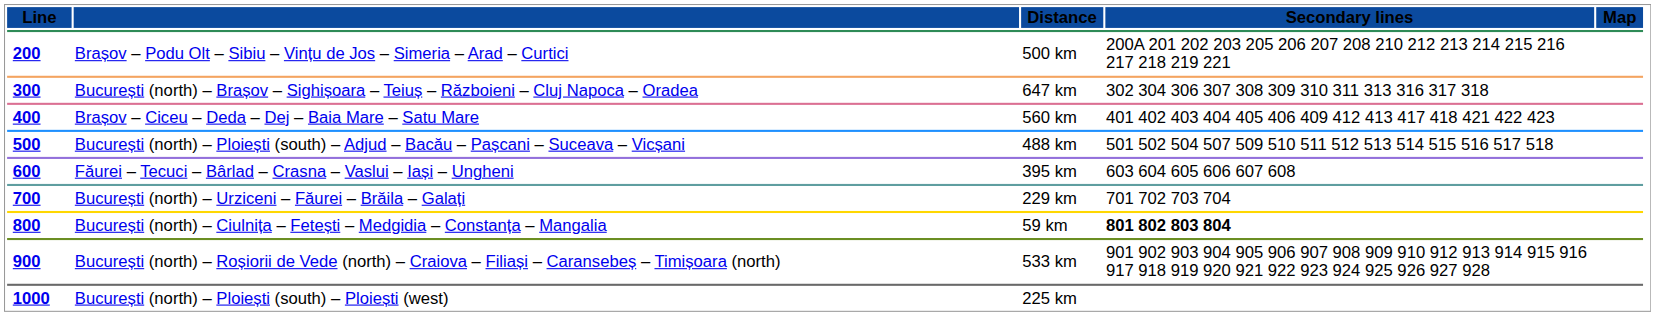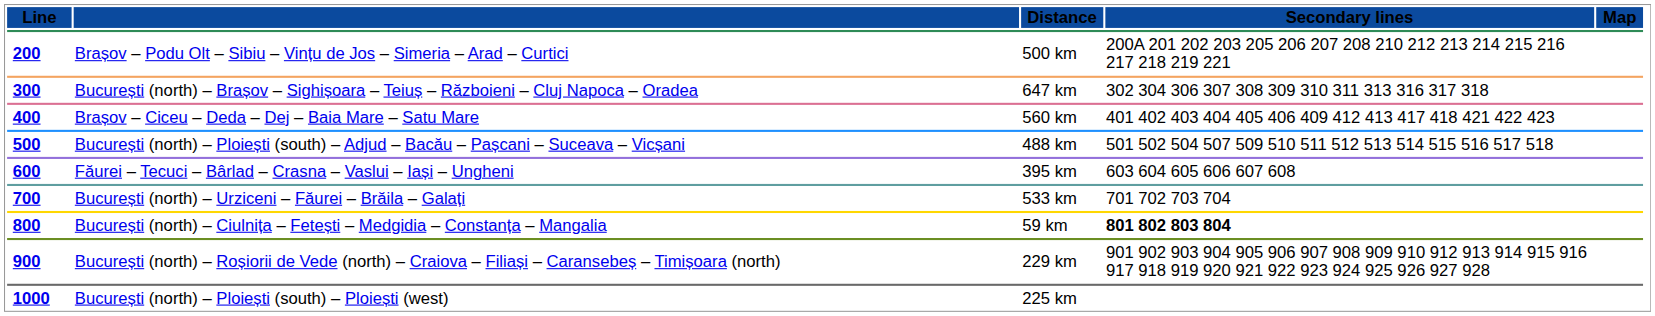(1050, 198) 229 km -> (1050, 198) 533 km
(1050, 261) 533 km -> (1050, 261) 229 km
